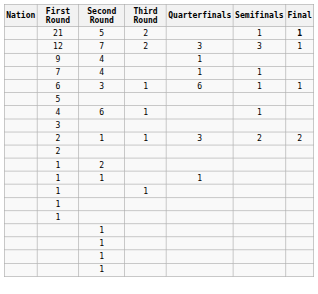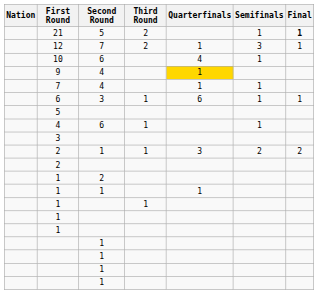(200, 46) 3 -> (200, 46) 1
+ row: (58, 60)
(200, 60) no background -> (200, 73) gold background
